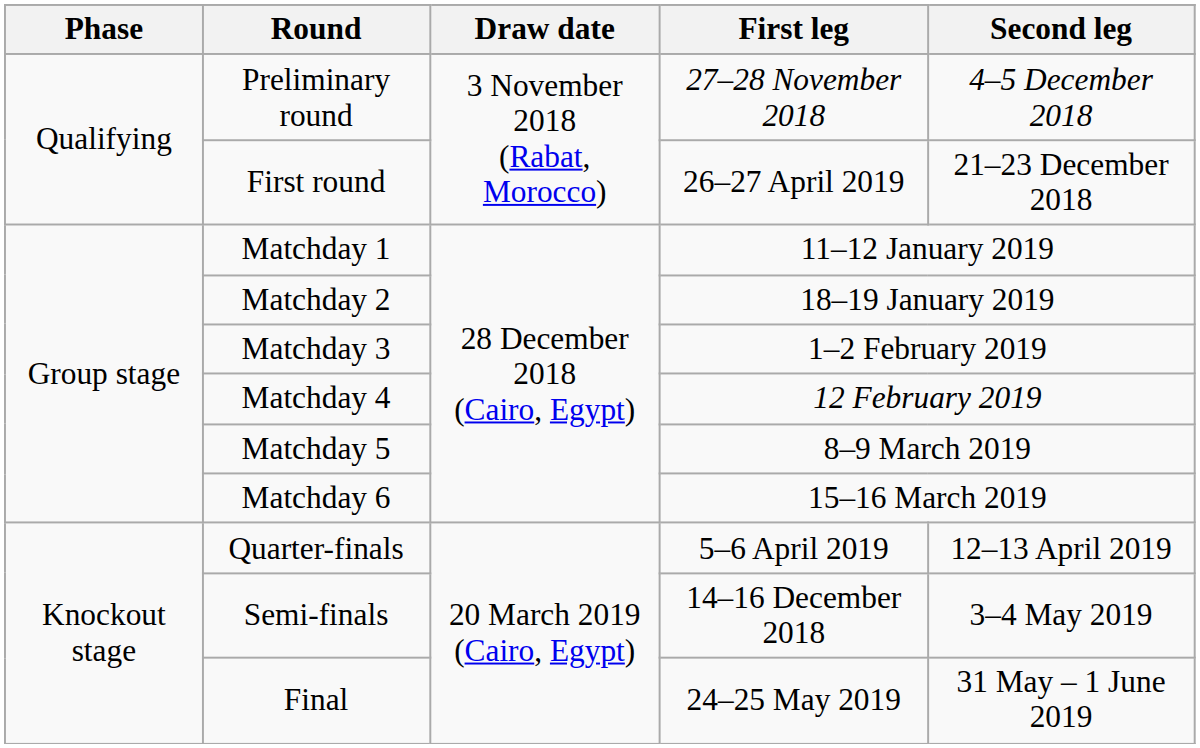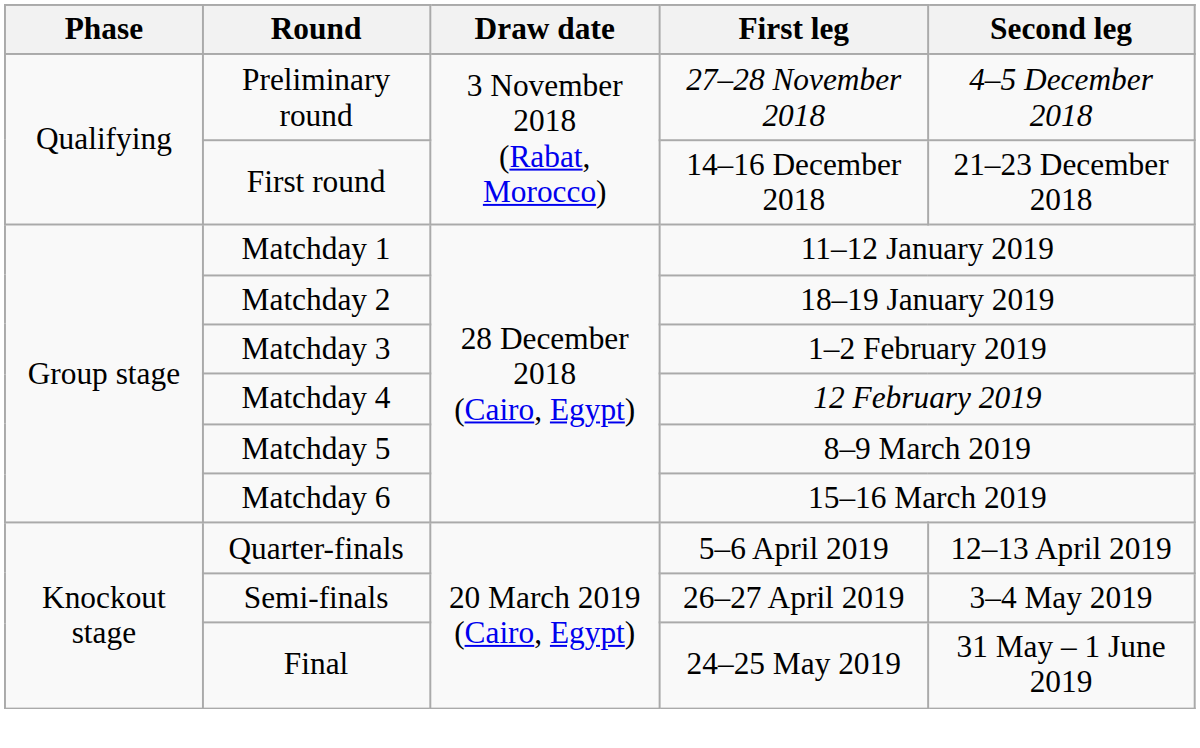(794, 181) 26–27 April 2019 -> (794, 181) 14–16 December 2018
(794, 614) 14–16 December 2018 -> (794, 597) 26–27 April 2019
